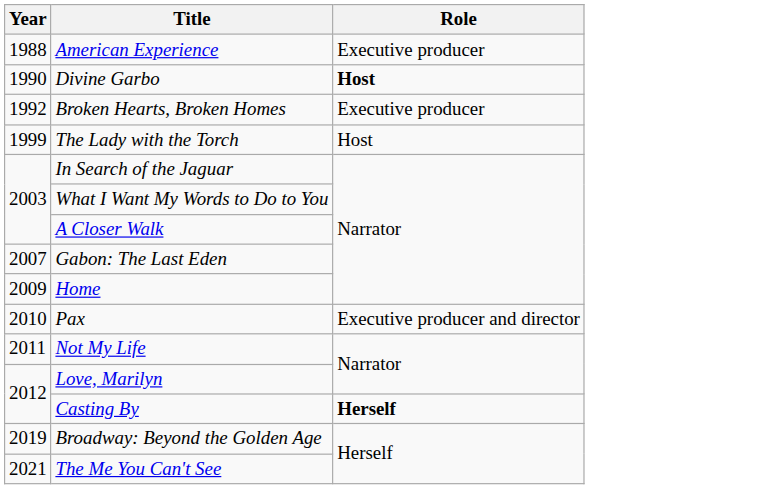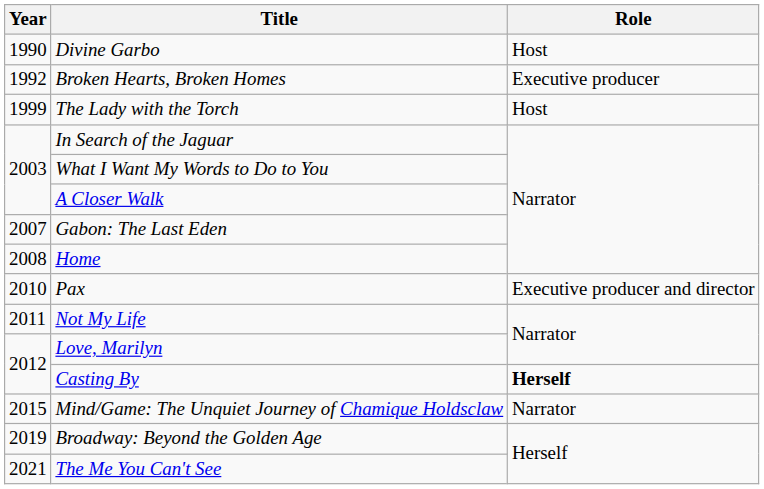- row: (137, 49)
(356, 79) bold -> (530, 49) normal
(28, 288) 2009 -> (28, 259) 2008
+ row: (279, 408)
